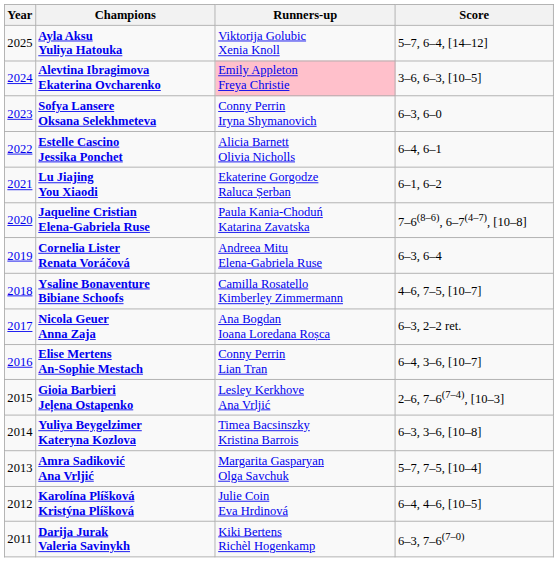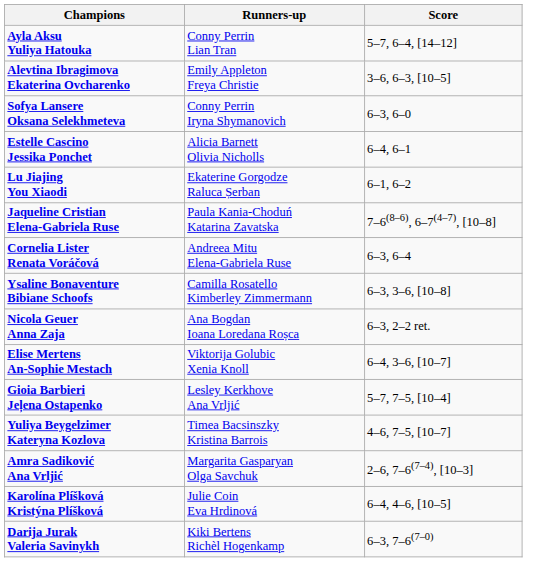- column: (20, 15)
(262, 43) Viktorija Golubic Xenia Knoll -> (221, 43) Conny Perrin Lian Tran
(258, 78) pink background -> (227, 78) no background
(440, 291) 4–6, 7–5, [10–7] -> (409, 291) 6–3, 3–6, [10–8]
(252, 362) Conny Perrin Lian Tran -> (231, 362) Viktorija Golubic Xenia Knoll
(451, 397) 2–6, 7–6(7–4), [10–3] -> (409, 397) 5–7, 7–5, [10–4]
(440, 433) 6–3, 3–6, [10–8] -> (409, 433) 4–6, 7–5, [10–7]
(440, 468) 5–7, 7–5, [10–4] -> (420, 468) 2–6, 7–6(7–4), [10–3]
